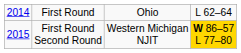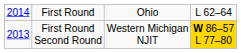(18, 34) 2015 -> (18, 34) 2013
